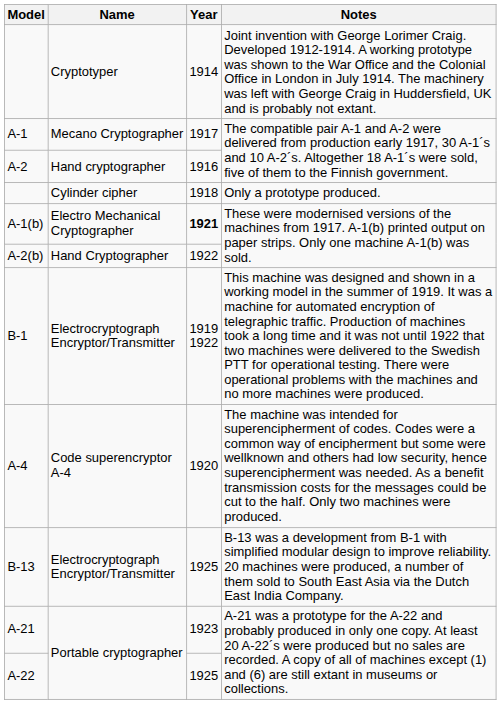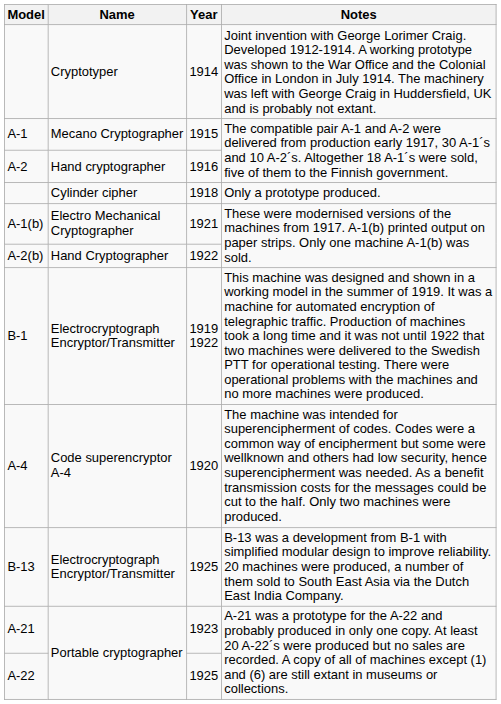(204, 134) 1917 -> (204, 134) 1915
(204, 223) bold -> (204, 223) normal
